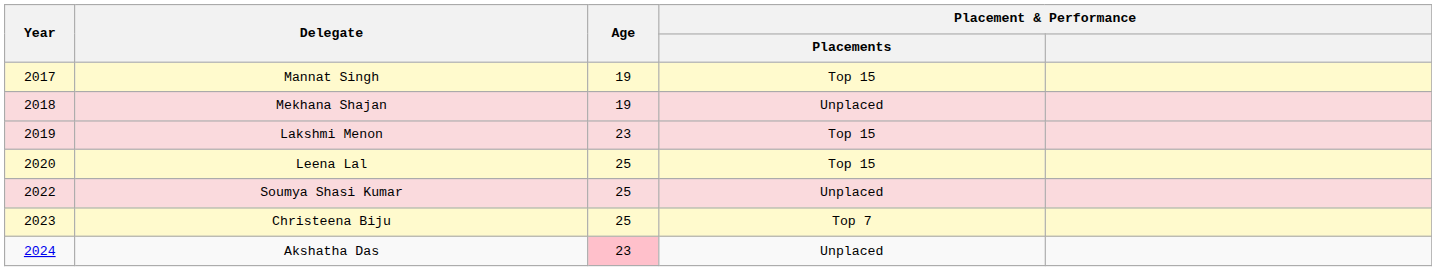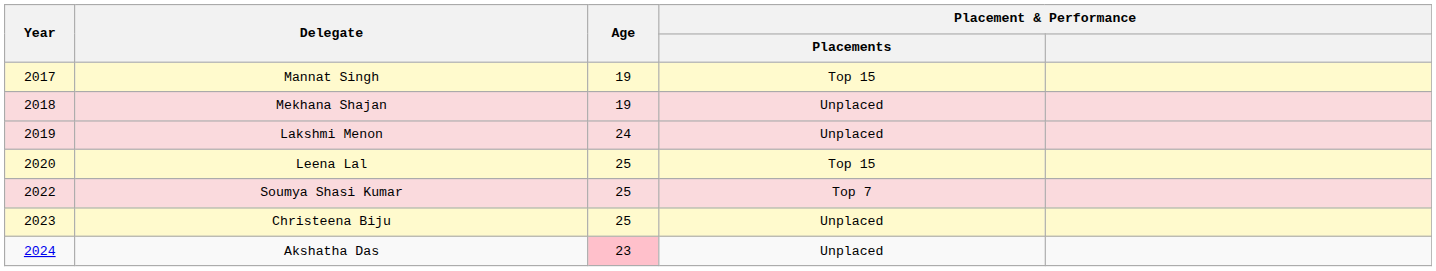(623, 135) 23 -> (623, 135) 24
(852, 135) Top 15 -> (852, 135) Unplaced
(852, 193) Unplaced -> (852, 193) Top 7
(852, 222) Top 7 -> (852, 222) Unplaced
